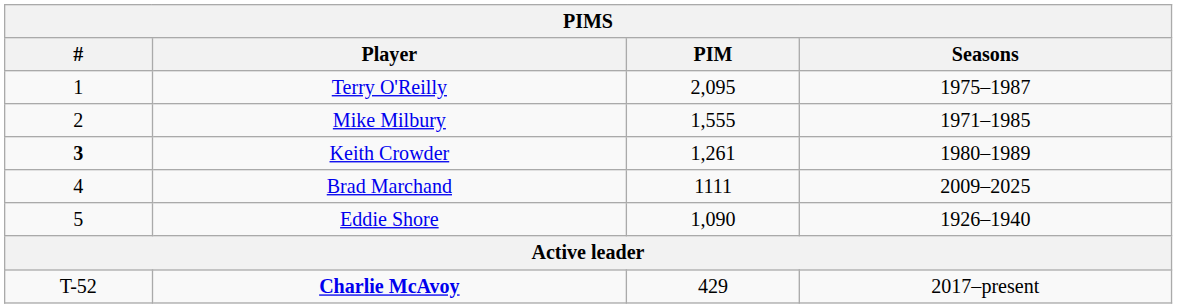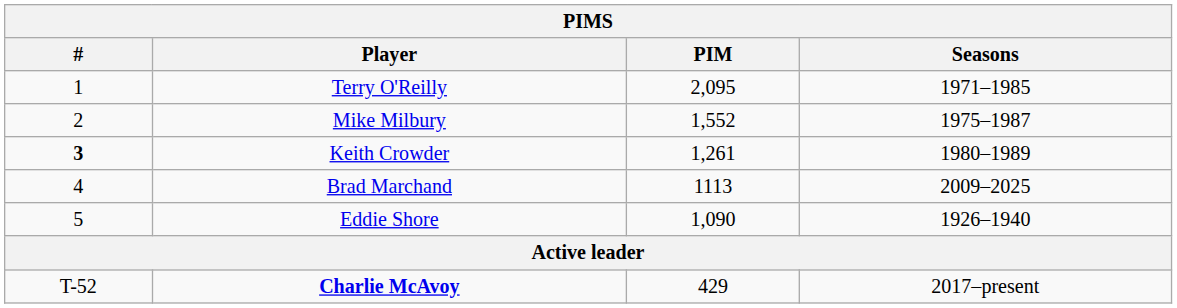(985, 87) 1975–1987 -> (985, 87) 1971–1985
(713, 120) 1,555 -> (713, 120) 1,552
(985, 120) 1971–1985 -> (985, 120) 1975–1987
(713, 186) 1111 -> (713, 186) 1113
